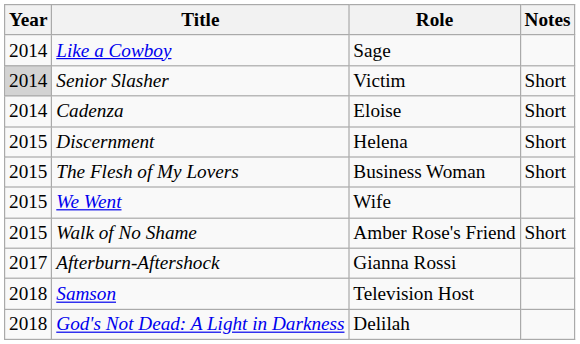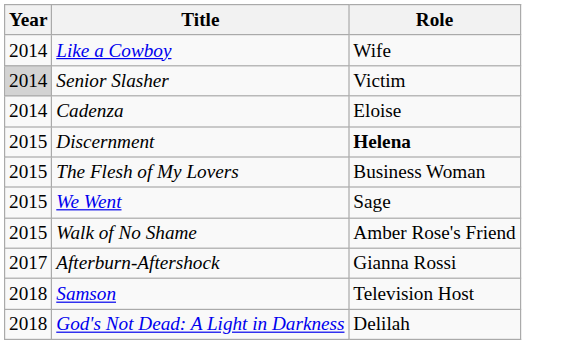- column: (547, 19)
(372, 50) Sage -> (372, 50) Wife
(381, 141) normal -> (382, 141) bold
(372, 202) Wife -> (372, 202) Sage
